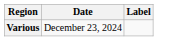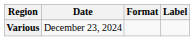+ column: (142, 12)
